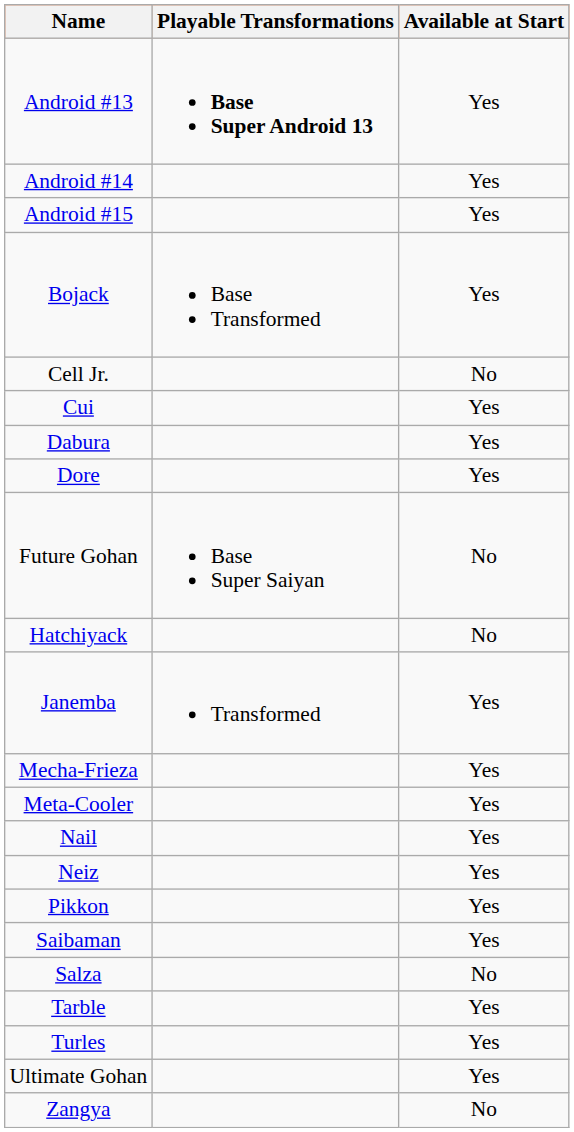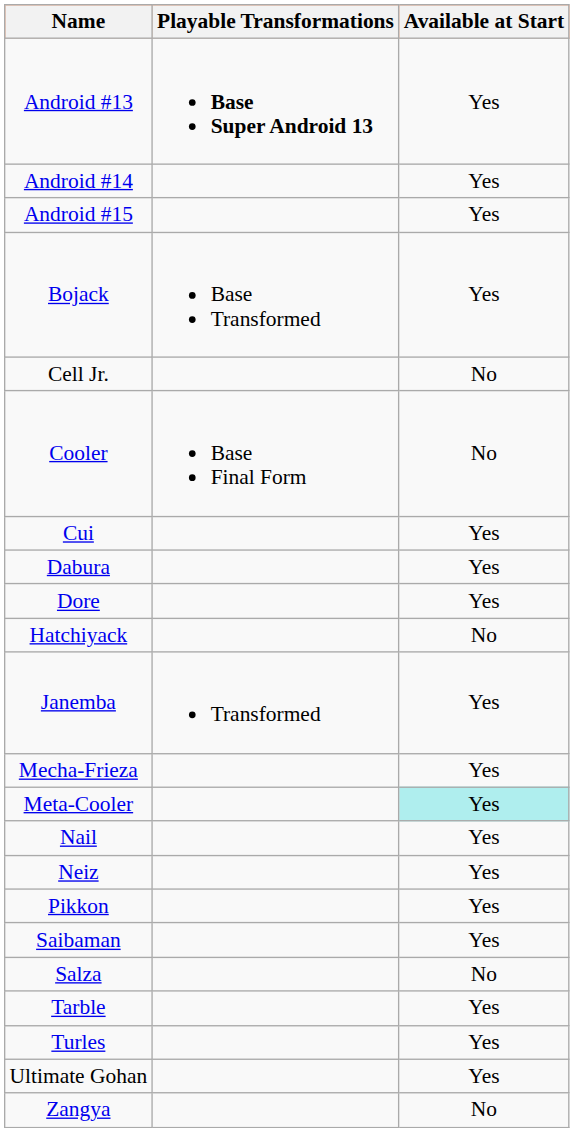+ row: (78, 453)
- row: (78, 555)
(484, 803) no background -> (484, 803) paleturquoise background
